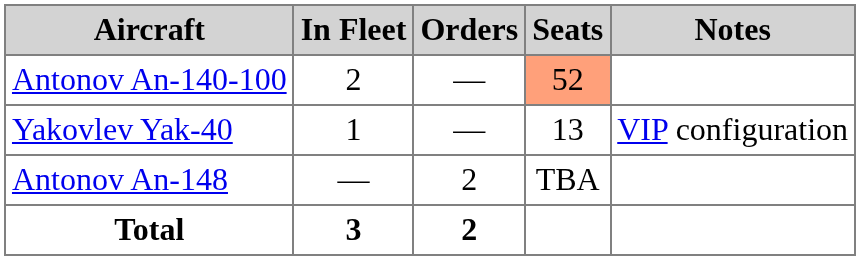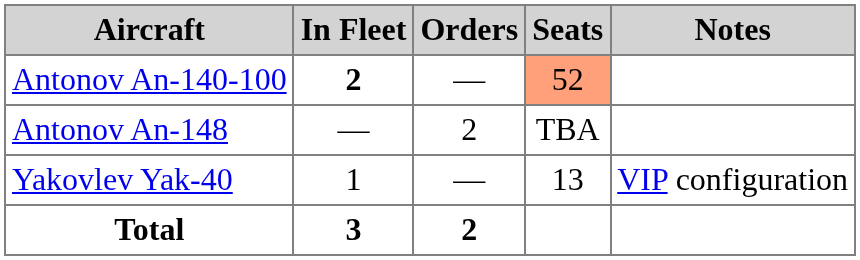(354, 79) normal -> (354, 79) bold
rows swapped: (120, 179) <-> (122, 129)
